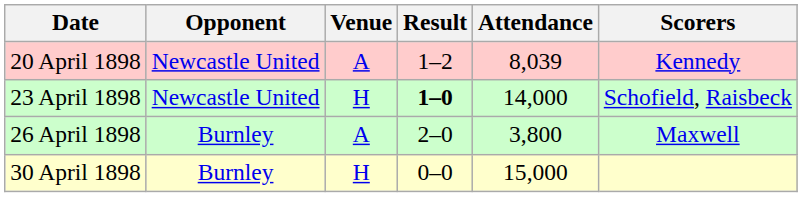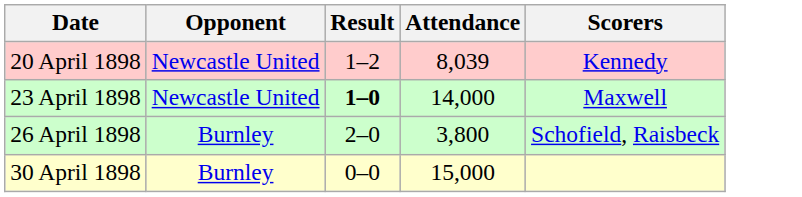- column: (361, 23)
(698, 97) Schofield, Raisbeck -> (625, 97) Maxwell
(698, 135) Maxwell -> (625, 135) Schofield, Raisbeck
